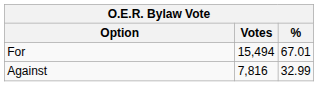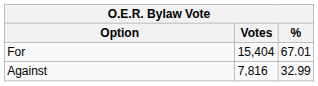(256, 52) 15,494 -> (256, 52) 15,404
